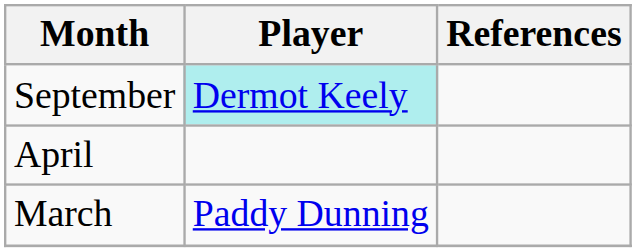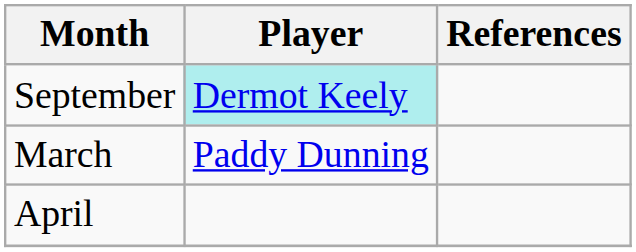rows swapped: (63, 214) <-> (54, 154)
